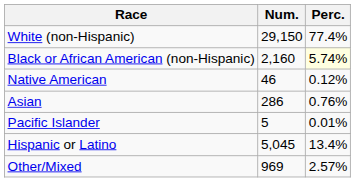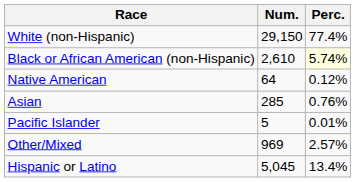(278, 58) 2,160 -> (278, 58) 2,610
(269, 79) 46 -> (269, 79) 64
(272, 101) 286 -> (272, 101) 285
rows swapped: (45, 166) <-> (62, 144)
